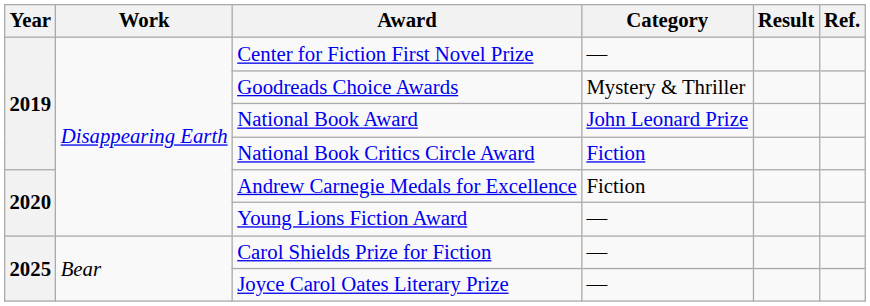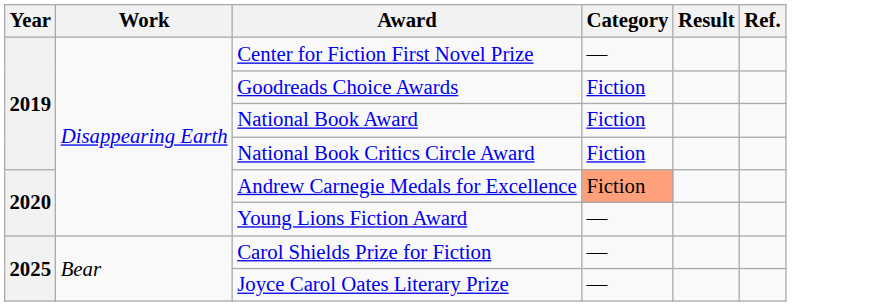(666, 86) Mystery & Thriller -> (616, 86) Fiction
(667, 119) John Leonard Prize -> (616, 119) Fiction
(616, 185) no background -> (616, 185) lightsalmon background
